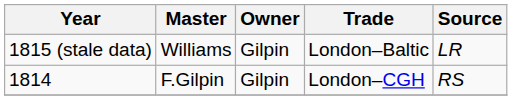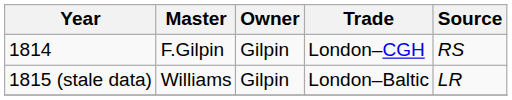rows swapped: (80, 49) <-> (30, 79)
